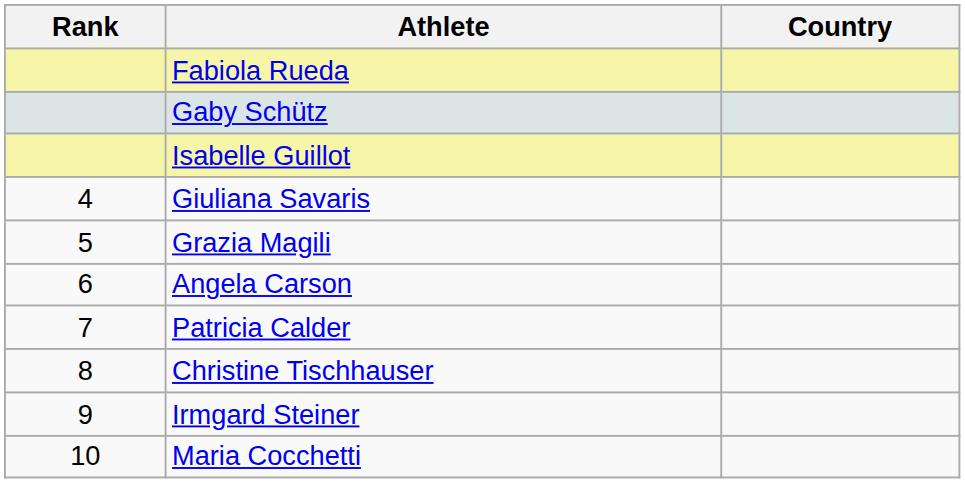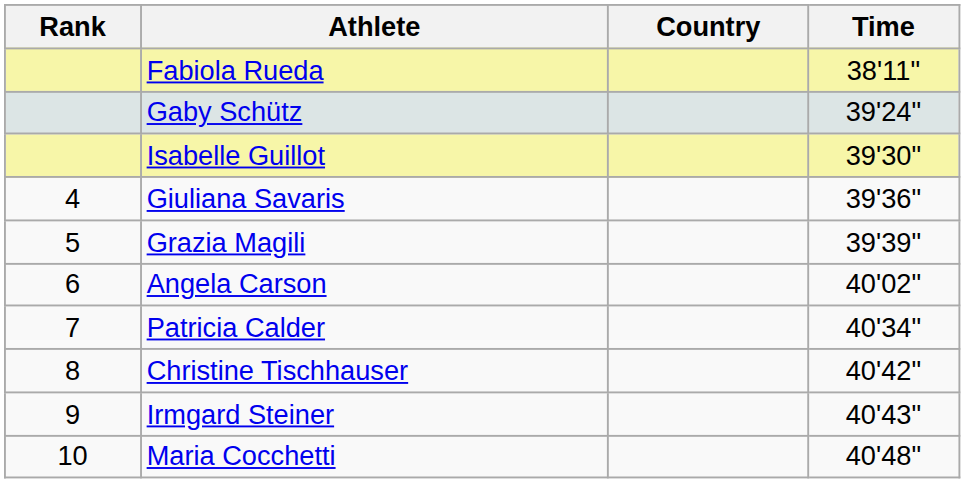+ column: (883, 27)
